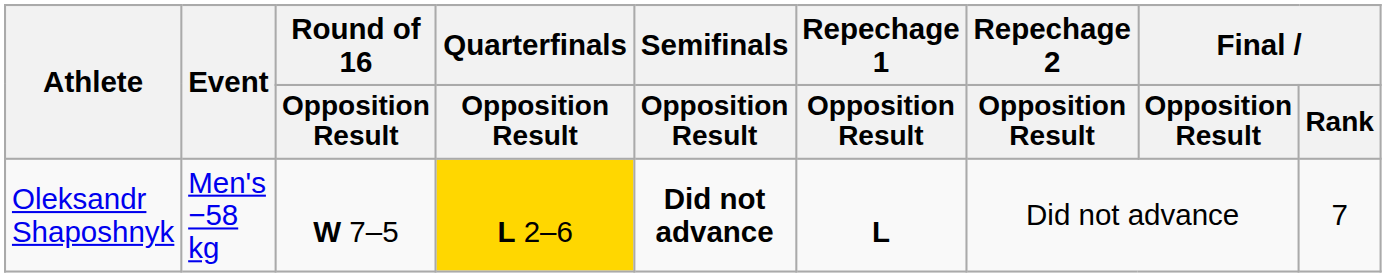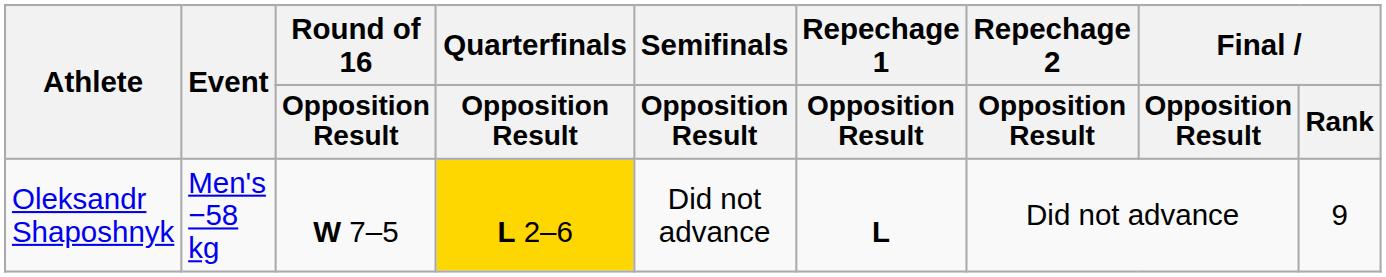(715, 216) bold -> (715, 216) normal
(1340, 216) 7 -> (1340, 216) 9
